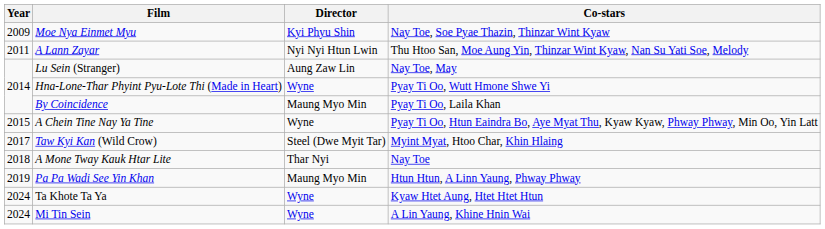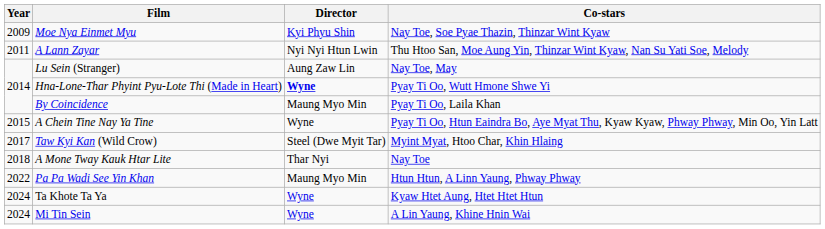(300, 86) normal -> (301, 86) bold
(19, 178) 2019 -> (19, 178) 2022
